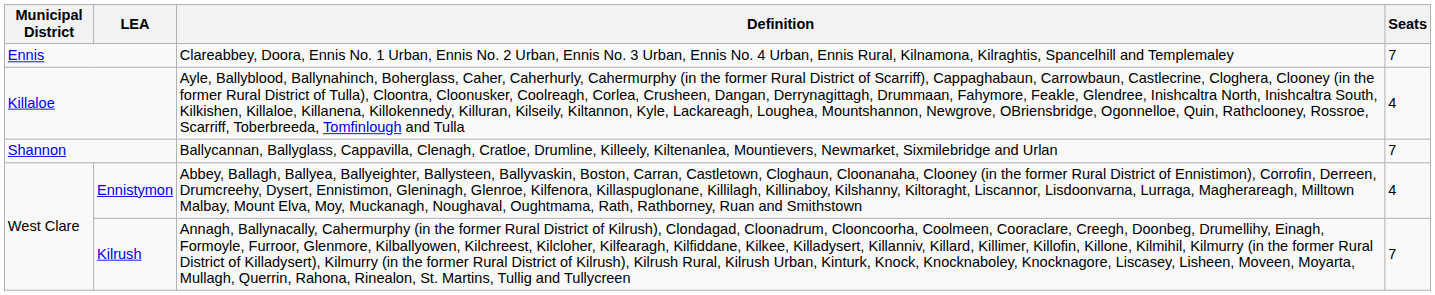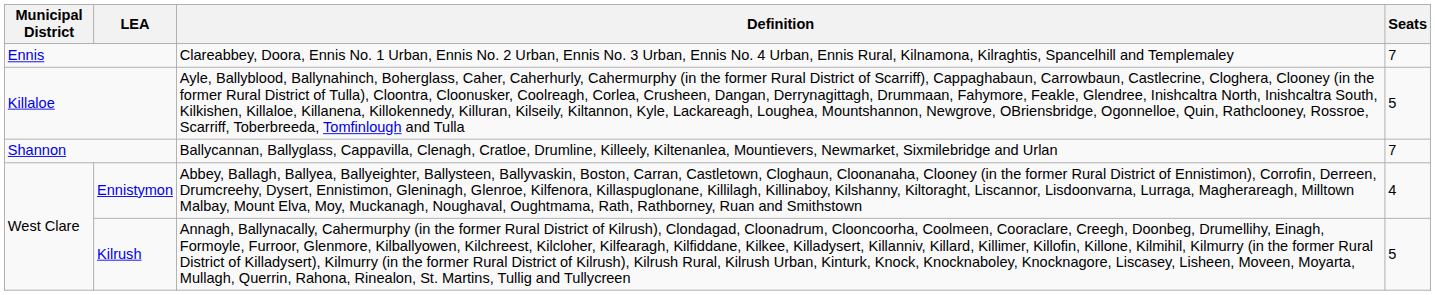(1392, 103) 4 -> (1392, 103) 5
(1392, 254) 7 -> (1392, 254) 5
